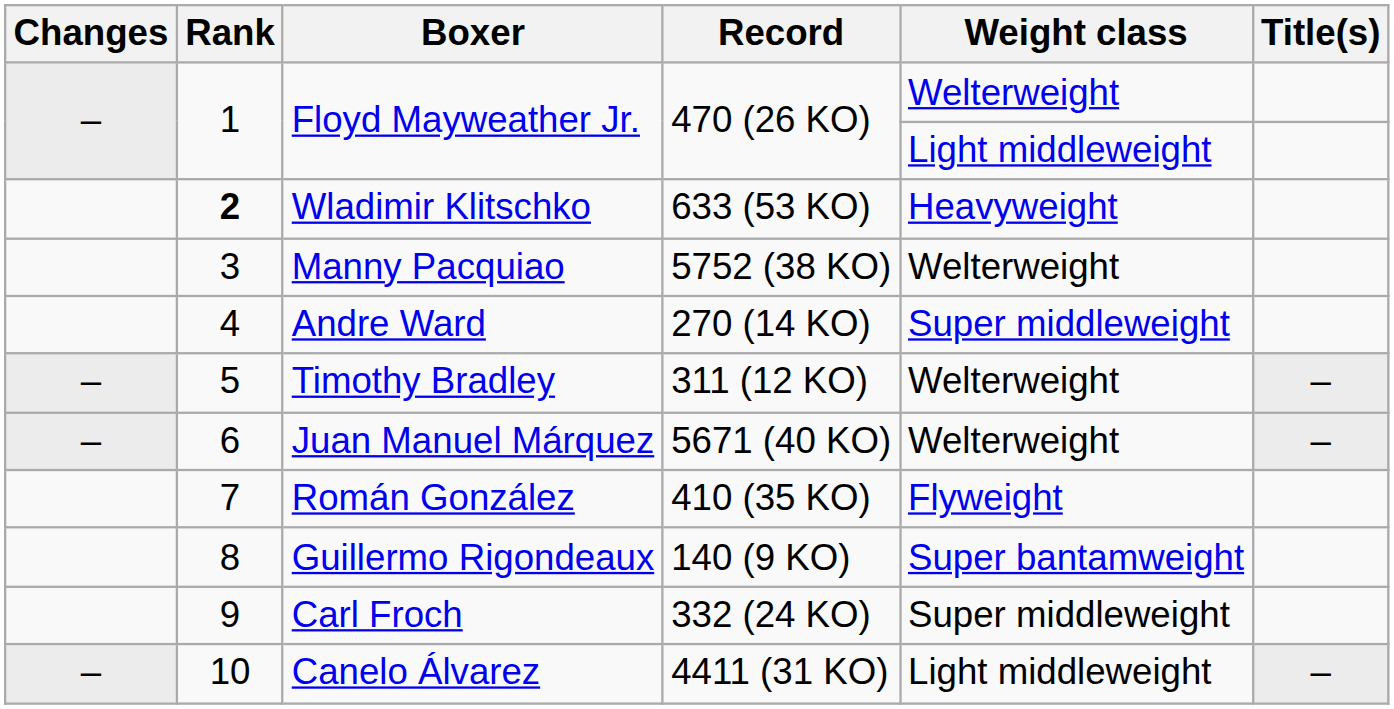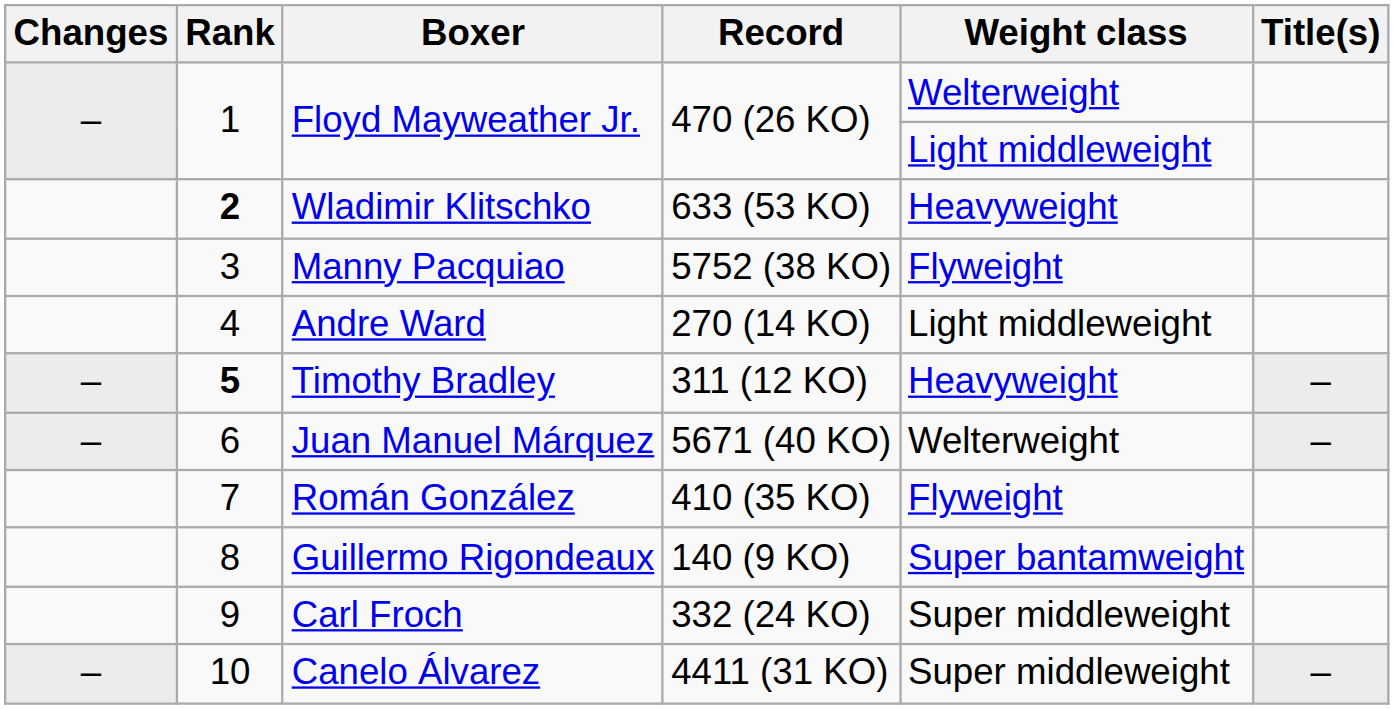(1014, 265) Welterweight -> (985, 265) Flyweight
(1069, 324) Super middleweight -> (1060, 324) Light middleweight
(230, 382) normal -> (230, 382) bold
(1014, 382) Welterweight -> (1013, 382) Heavyweight
(1060, 672) Light middleweight -> (1069, 672) Super middleweight
